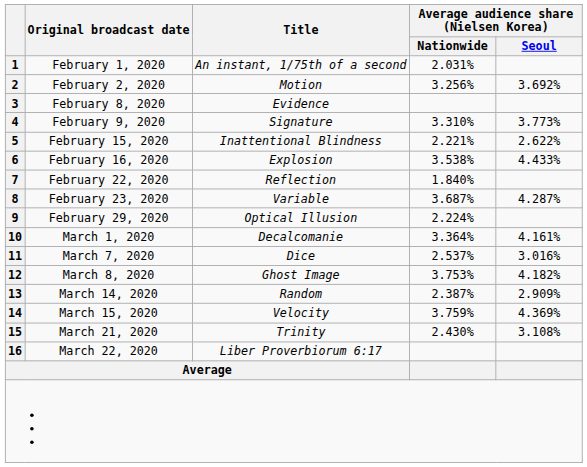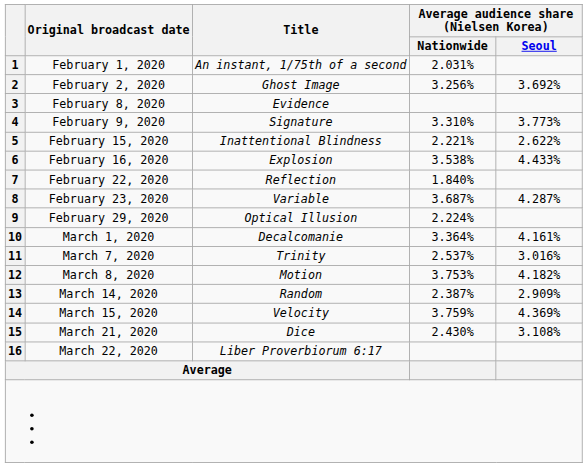(301, 84) Motion -> (301, 84) Ghost Image
(301, 256) Dice -> (301, 256) Trinity
(301, 275) Ghost Image -> (301, 275) Motion
(301, 332) Trinity -> (301, 332) Dice
